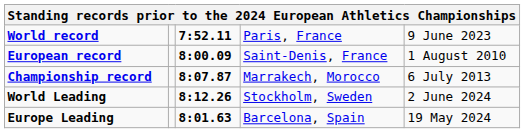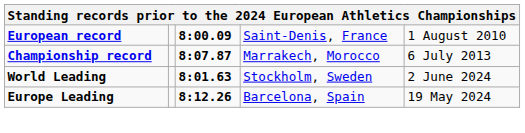- row: (53, 35)
(205, 97) 8:12.26 -> (205, 76) 8:01.63
(205, 118) 8:01.63 -> (205, 97) 8:12.26
